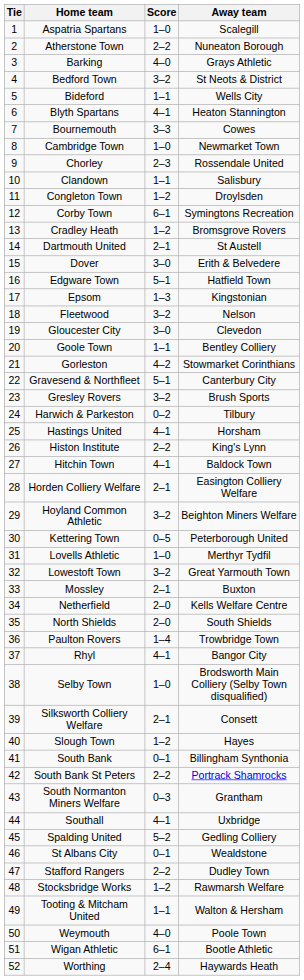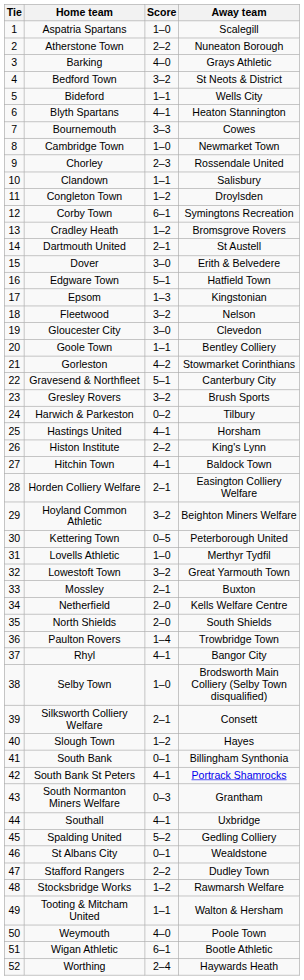(162, 775) 2–2 -> (162, 775) 4–1
